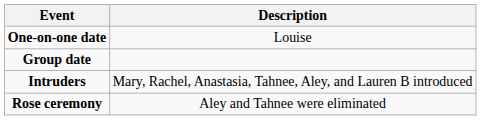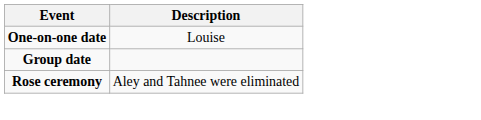- row: (57, 81)
